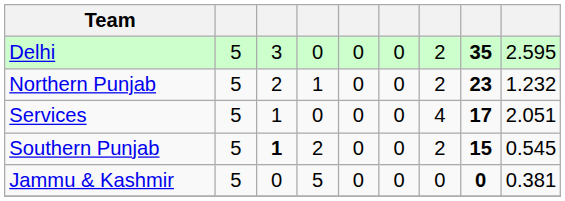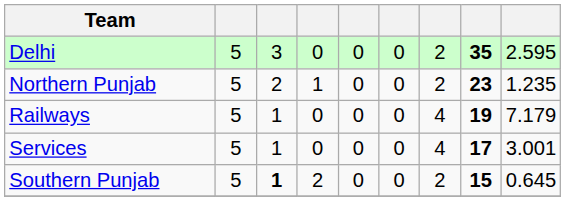(531, 84) 1.232 -> (531, 84) 1.235
+ row: (50, 116)
(531, 116) 2.051 -> (531, 148) 3.001
(531, 148) 0.545 -> (531, 180) 0.645
- row: (92, 180)
